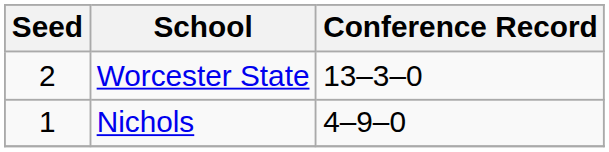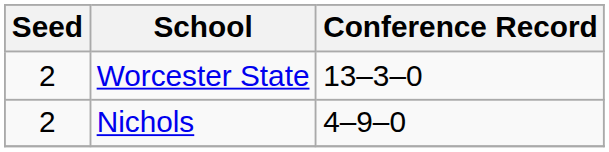(47, 122) 1 -> (47, 122) 2
